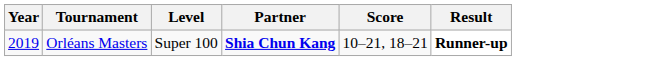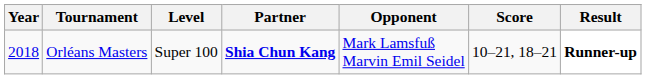+ column: (404, 17)
(24, 43) 2019 -> (24, 52) 2018
